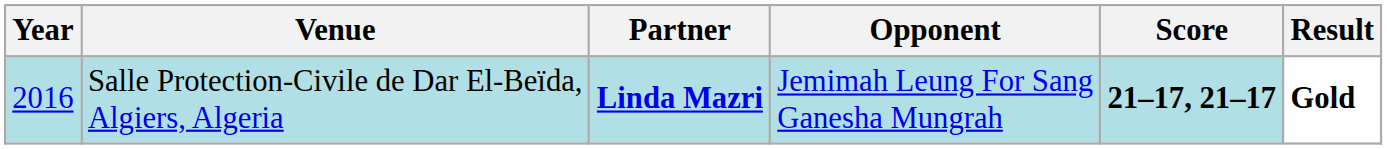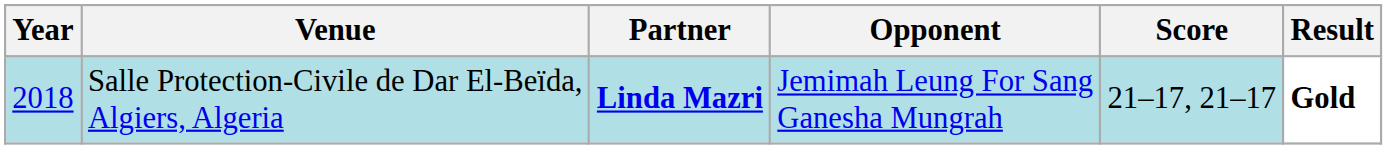(43, 98) 2016 -> (43, 98) 2018
(1192, 98) bold -> (1192, 98) normal
